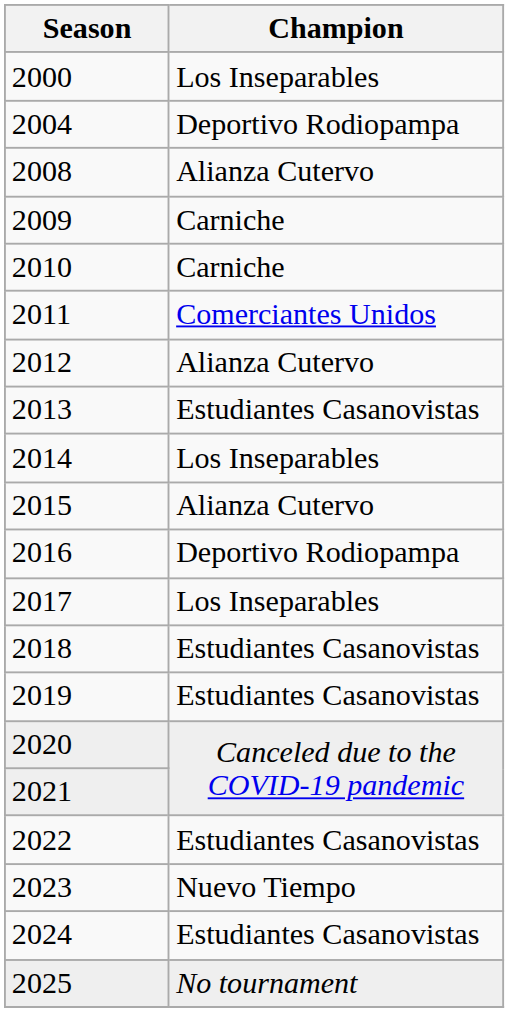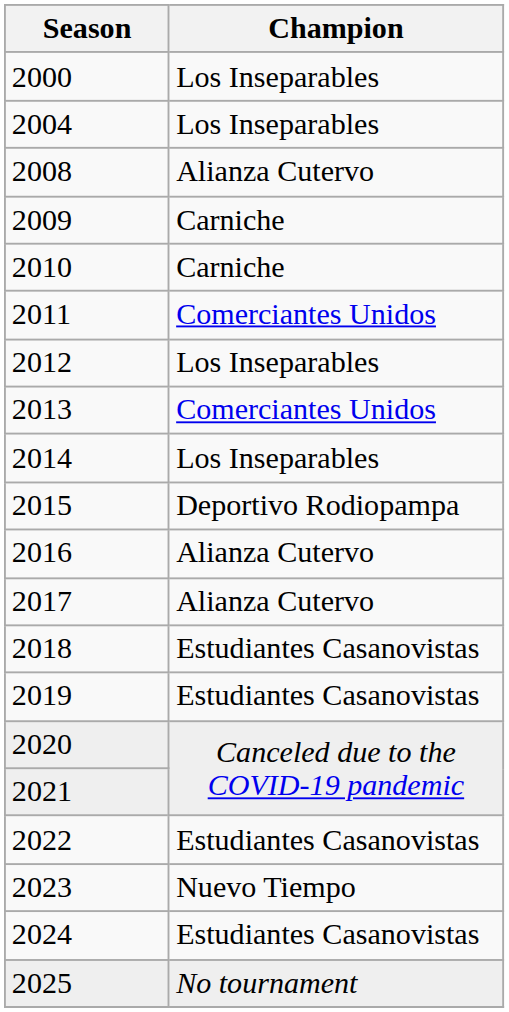(318, 123) Deportivo Rodiopampa -> (278, 123) Los Inseparables
(275, 362) Alianza Cutervo -> (278, 362) Los Inseparables
(328, 409) Estudiantes Casanovistas -> (306, 409) Comerciantes Unidos
(275, 505) Alianza Cutervo -> (318, 505) Deportivo Rodiopampa
(318, 553) Deportivo Rodiopampa -> (275, 553) Alianza Cutervo
(278, 600) Los Inseparables -> (275, 600) Alianza Cutervo
